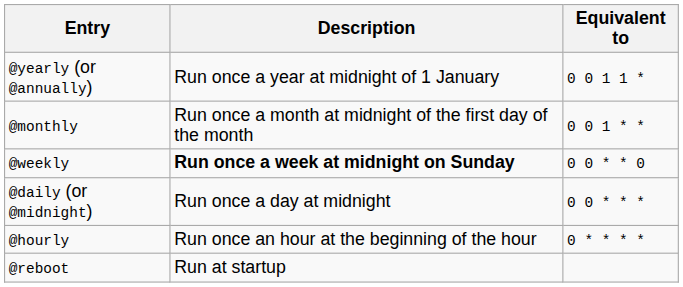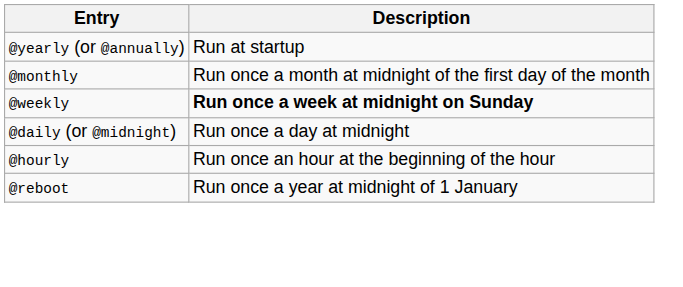- column: (621, 28)
(337, 76) Run once a year at midnight of 1 January -> (249, 46) Run at startup
(230, 267) Run at startup -> (355, 187) Run once a year at midnight of 1 January
